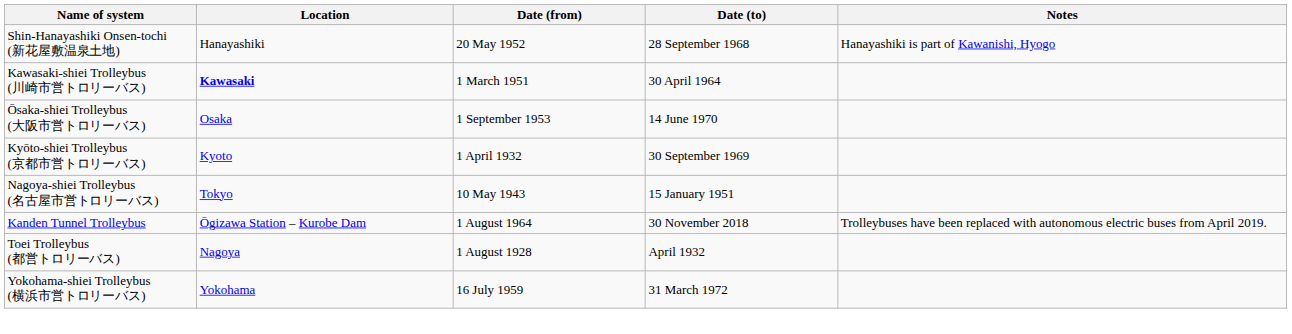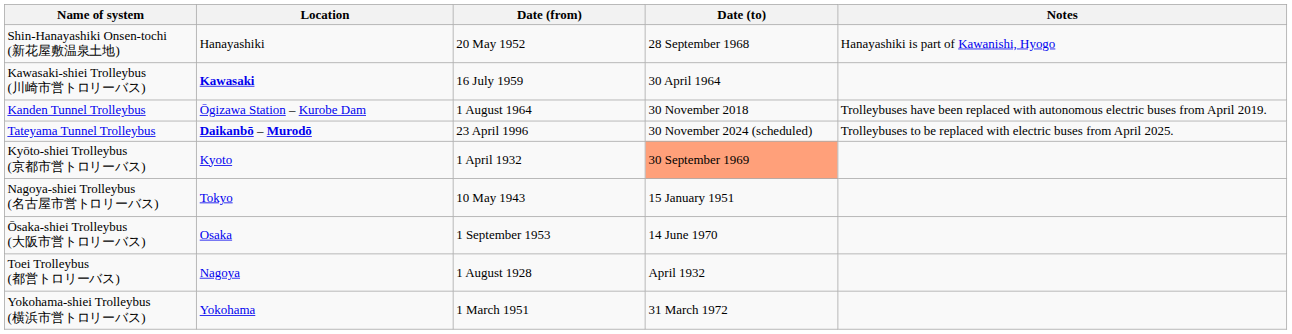(493, 81) 1 March 1951 -> (490, 81) 16 July 1959
rows swapped: (77, 223) <-> (77, 118)
+ row: (81, 131)
(699, 156) no background -> (699, 160) lightsalmon background
(490, 289) 16 July 1959 -> (493, 310) 1 March 1951
